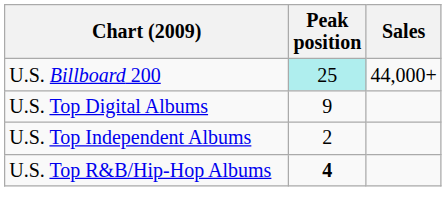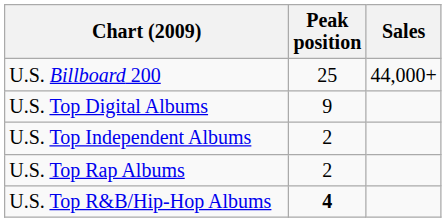(327, 74) paleturquoise background -> (327, 74) no background
+ row: (97, 169)
